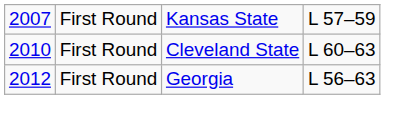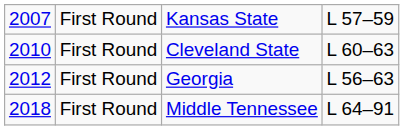+ row: (242, 109)
